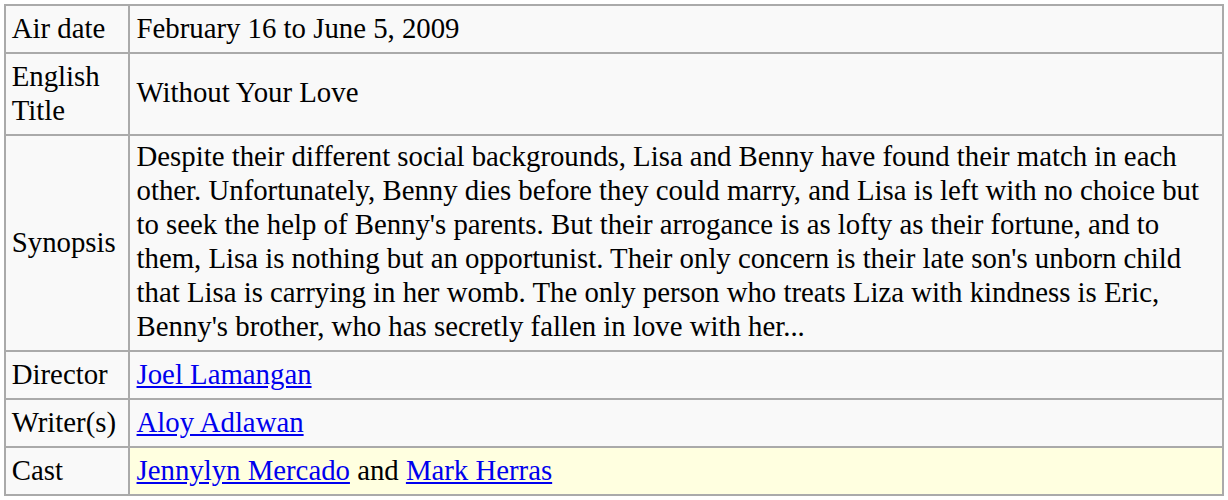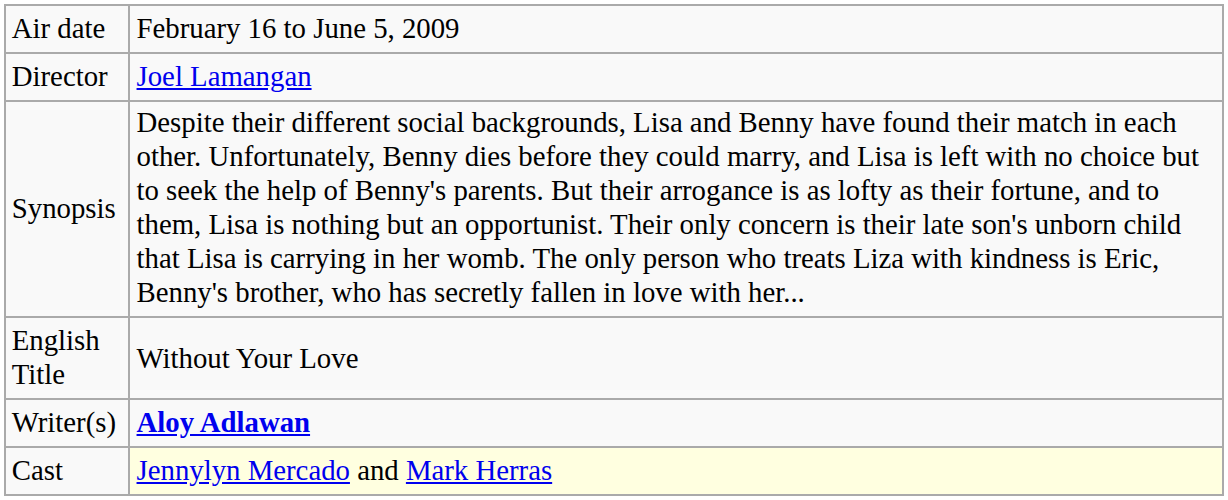rows swapped: (56, 93) <-> (60, 375)
(220, 422) normal -> (223, 422) bold
